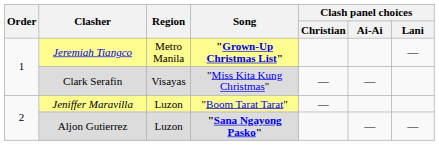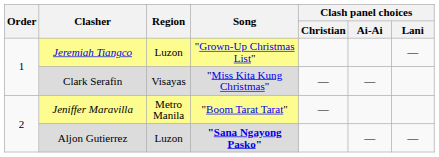(169, 52) Metro Manila -> (169, 52) Luzon
(245, 52) bold -> (245, 52) normal
(169, 103) Luzon -> (169, 109) Metro Manila
